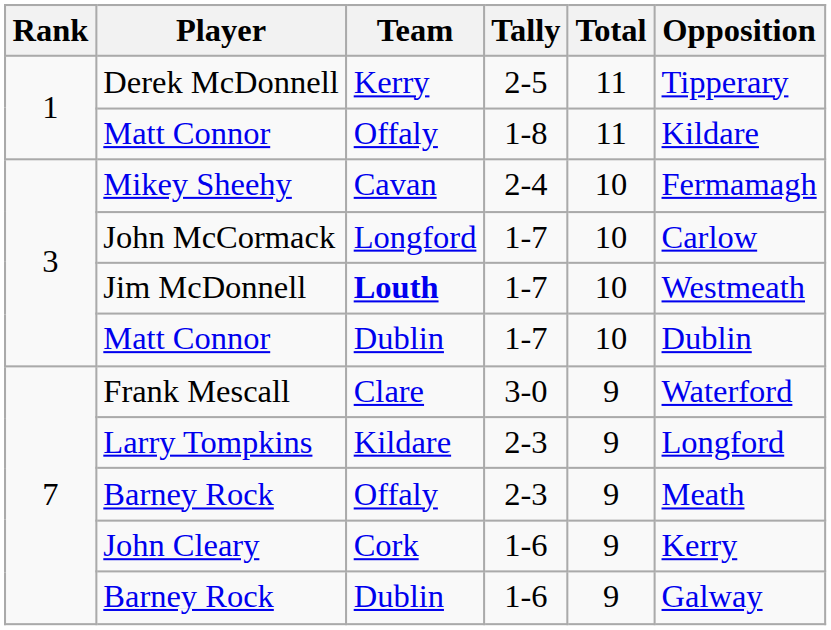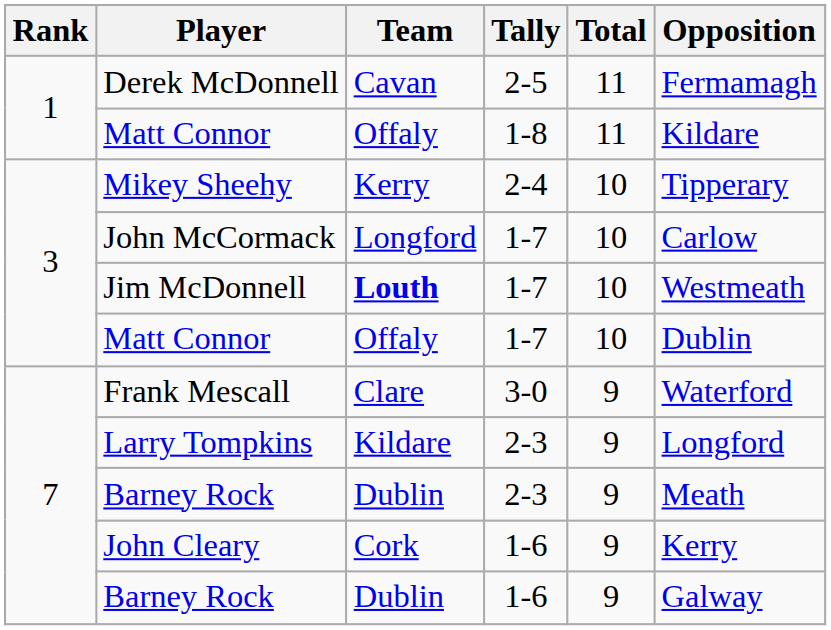(392, 81) Kerry -> (395, 81) Cavan
(725, 81) Tipperary -> (739, 81) Fermamagh
(395, 184) Cavan -> (392, 184) Kerry
(739, 184) Fermamagh -> (725, 184) Tipperary
(399, 339) Dublin -> (396, 339) Offaly
(396, 493) Offaly -> (399, 493) Dublin
